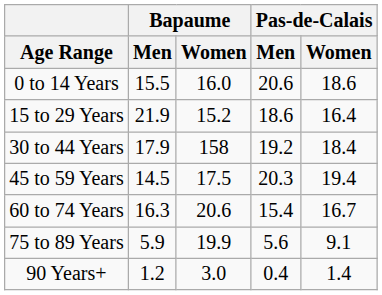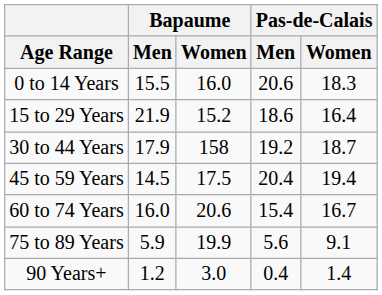(339, 83) 18.6 -> (339, 83) 18.3
(339, 147) 18.4 -> (339, 147) 18.7
(276, 178) 20.3 -> (276, 178) 20.4
(152, 210) 16.3 -> (152, 210) 16.0
